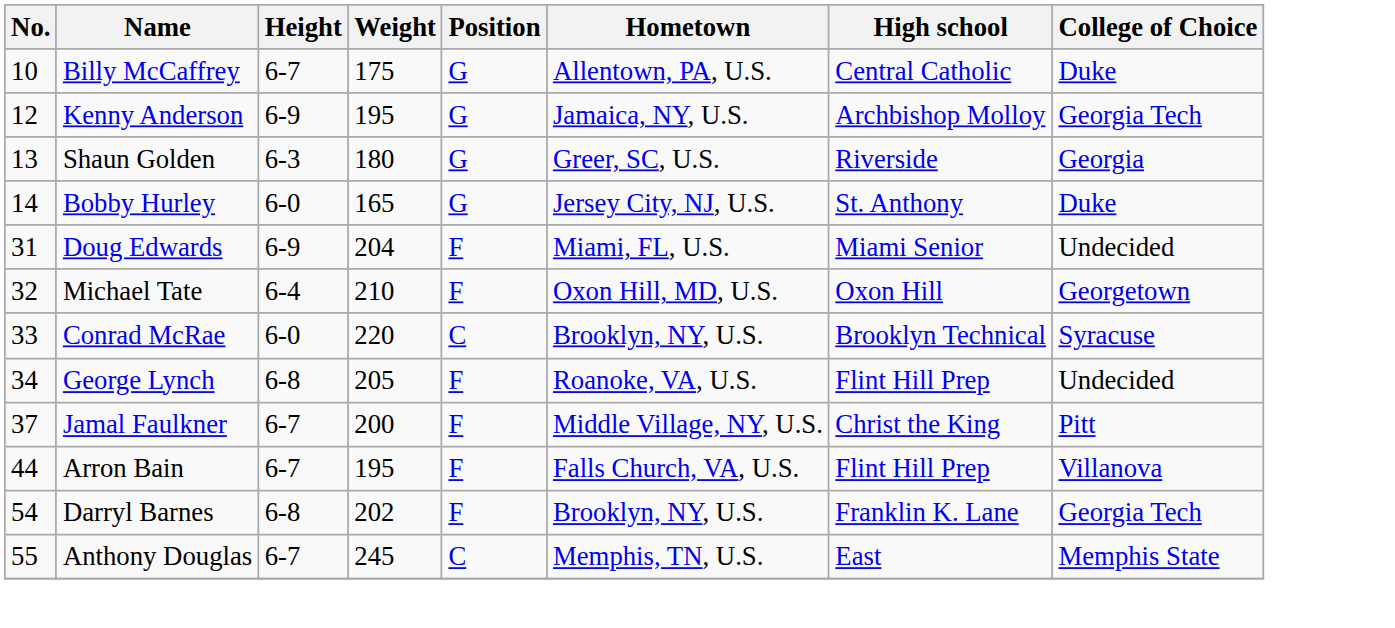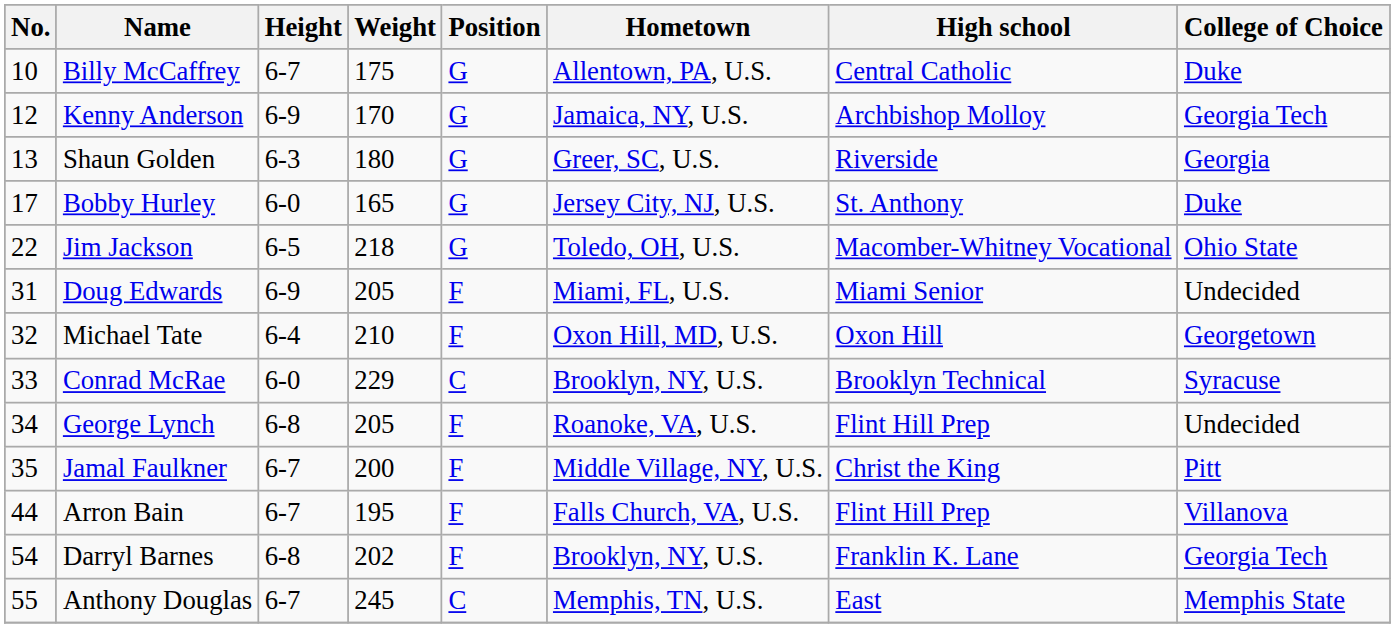(374, 114) 195 -> (374, 114) 170
(24, 203) 14 -> (24, 203) 17
+ row: (128, 247)
(374, 247) 204 -> (374, 291) 205
(374, 335) 220 -> (374, 379) 229
(24, 423) 37 -> (24, 467) 35
